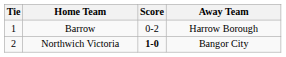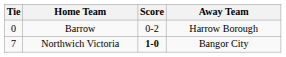(14, 28) 1 -> (14, 28) 0
(14, 44) 2 -> (14, 44) 7
